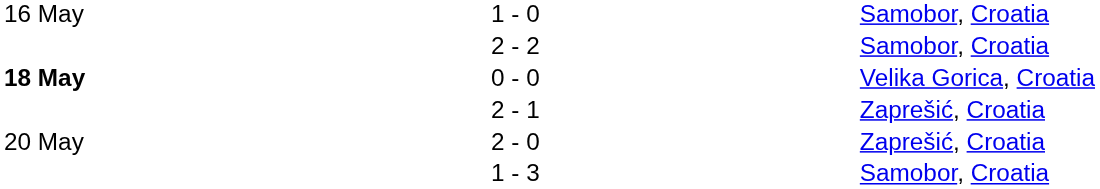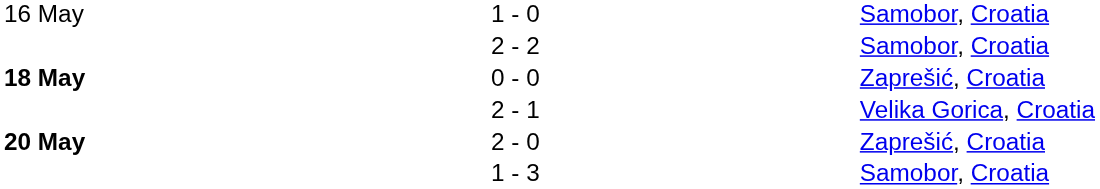(977, 77) Velika Gorica, Croatia -> (952, 77) Zaprešić, Croatia
(952, 109) Zaprešić, Croatia -> (977, 109) Velika Gorica, Croatia
(44, 141) normal -> (45, 141) bold
